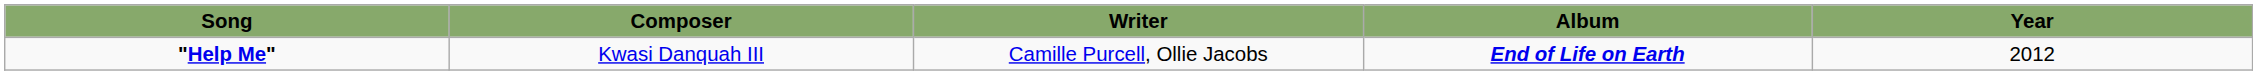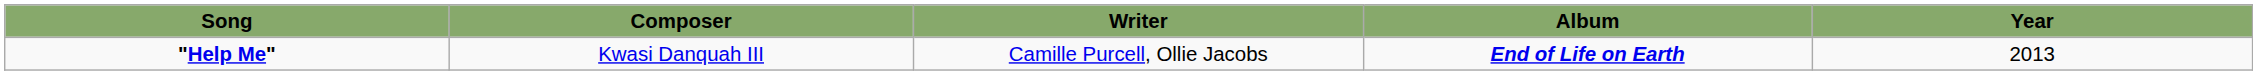(2032, 53) 2012 -> (2032, 53) 2013
